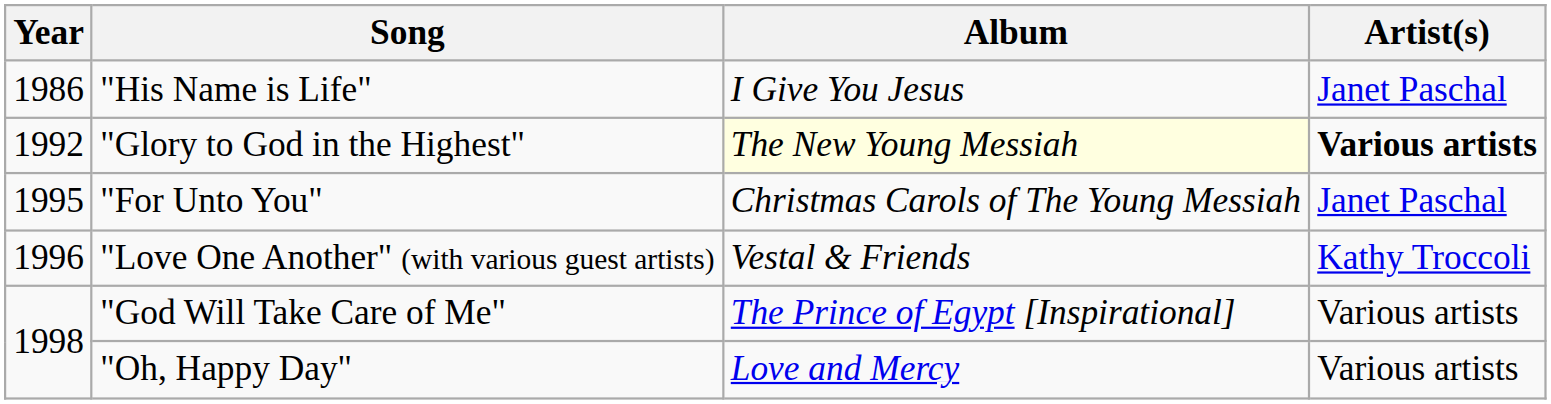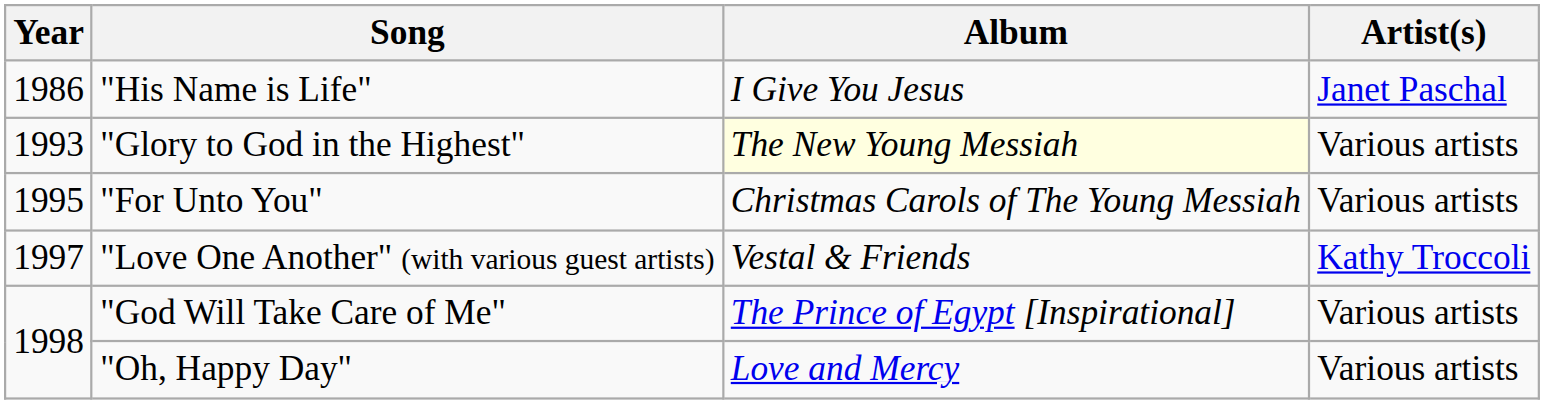(49, 144) 1992 -> (49, 144) 1993
(1427, 144) bold -> (1418, 144) normal
(1412, 200) Janet Paschal -> (1418, 200) Various artists
(49, 256) 1996 -> (49, 256) 1997
